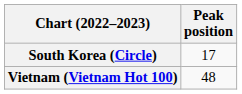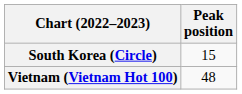(209, 54) 17 -> (209, 54) 15
